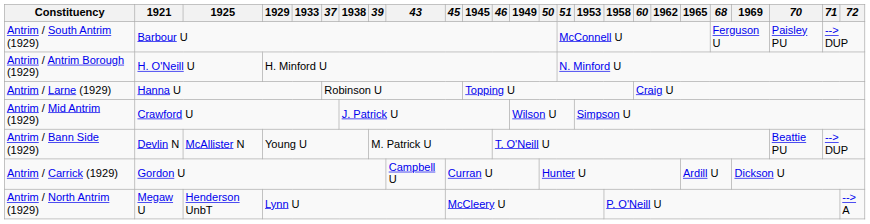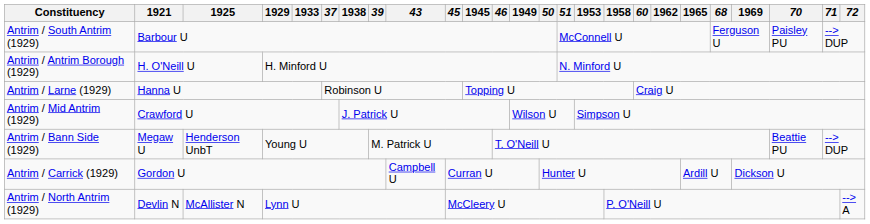(158, 144) Devlin N -> (155, 144) Megaw U
(215, 144) McAllister N -> (213, 144) Henderson UnbT
(155, 204) Megaw U -> (158, 204) Devlin N
(213, 204) Henderson UnbT -> (215, 204) McAllister N
